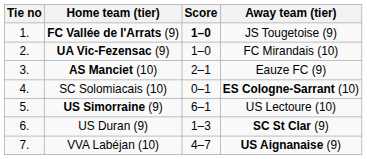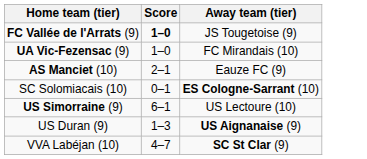- column: (24, 13)
(291, 126) SC St Clar (9) -> (251, 126) US Aignanaise (9)
(291, 145) US Aignanaise (9) -> (251, 145) SC St Clar (9)
